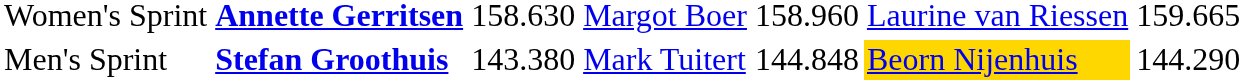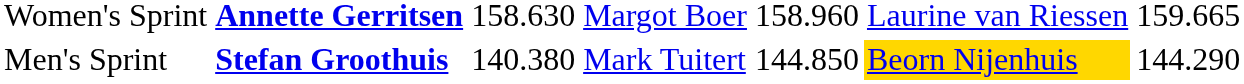(523, 59) 143.380 -> (523, 59) 140.380
(807, 59) 144.848 -> (807, 59) 144.850
